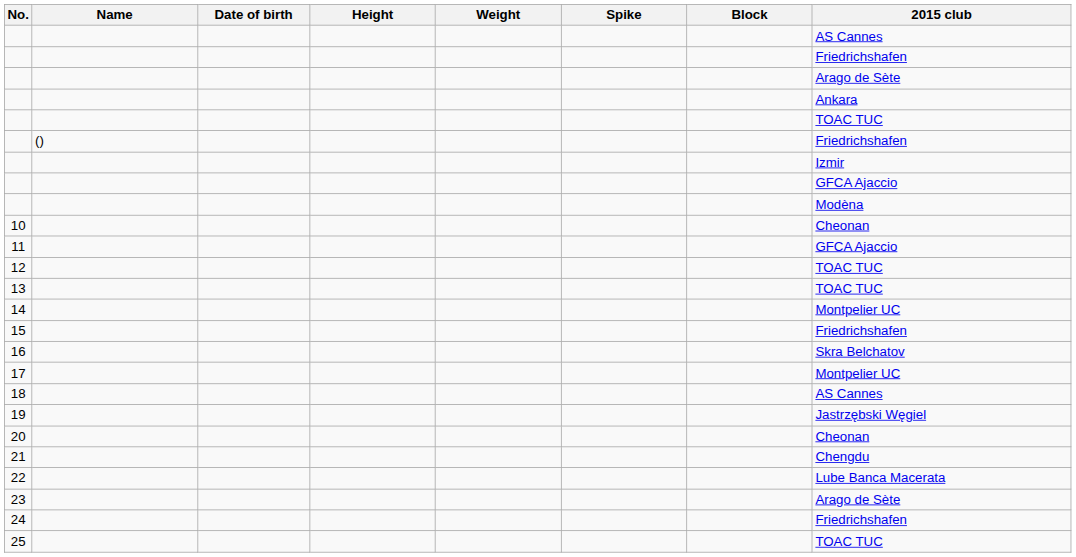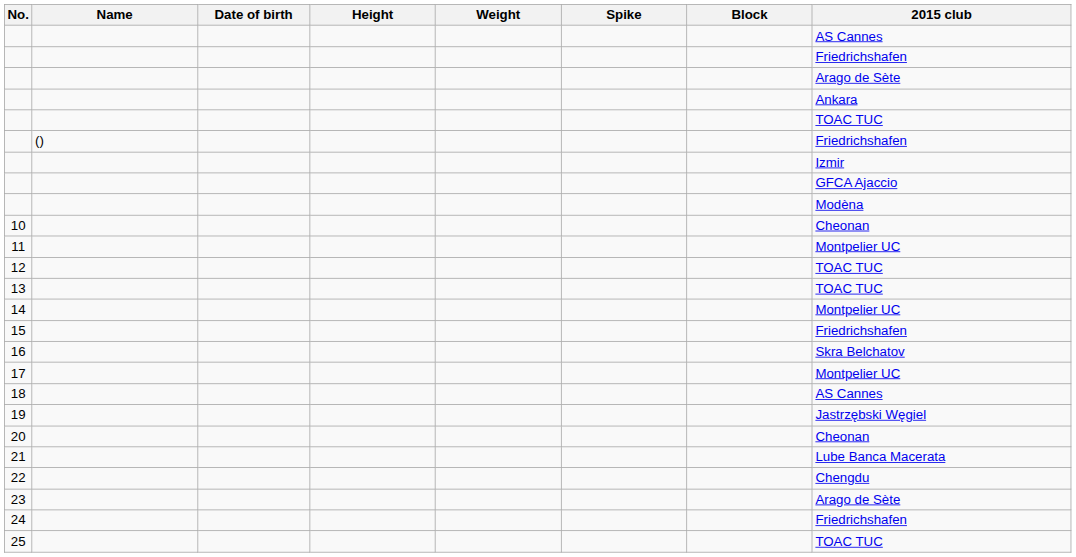(856, 246) GFCA Ajaccio -> (858, 246) Montpelier UC
(842, 457) Chengdu -> (880, 457) Lube Banca Macerata
(880, 478) Lube Banca Macerata -> (842, 478) Chengdu
